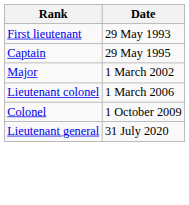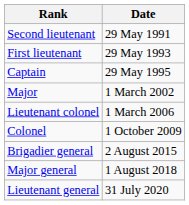+ row: (51, 33)
+ row: (50, 151)
+ row: (42, 170)
